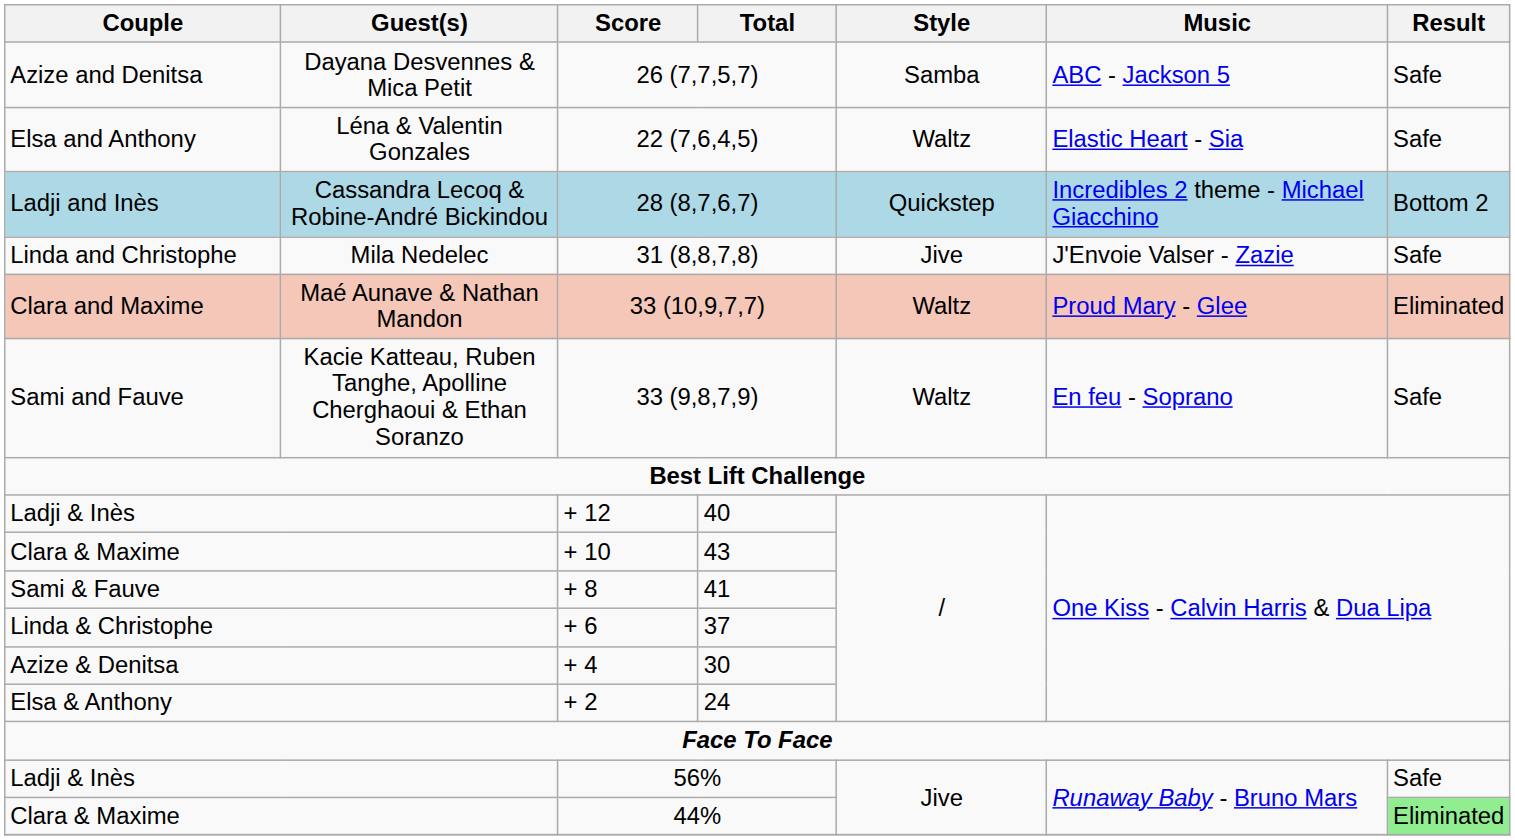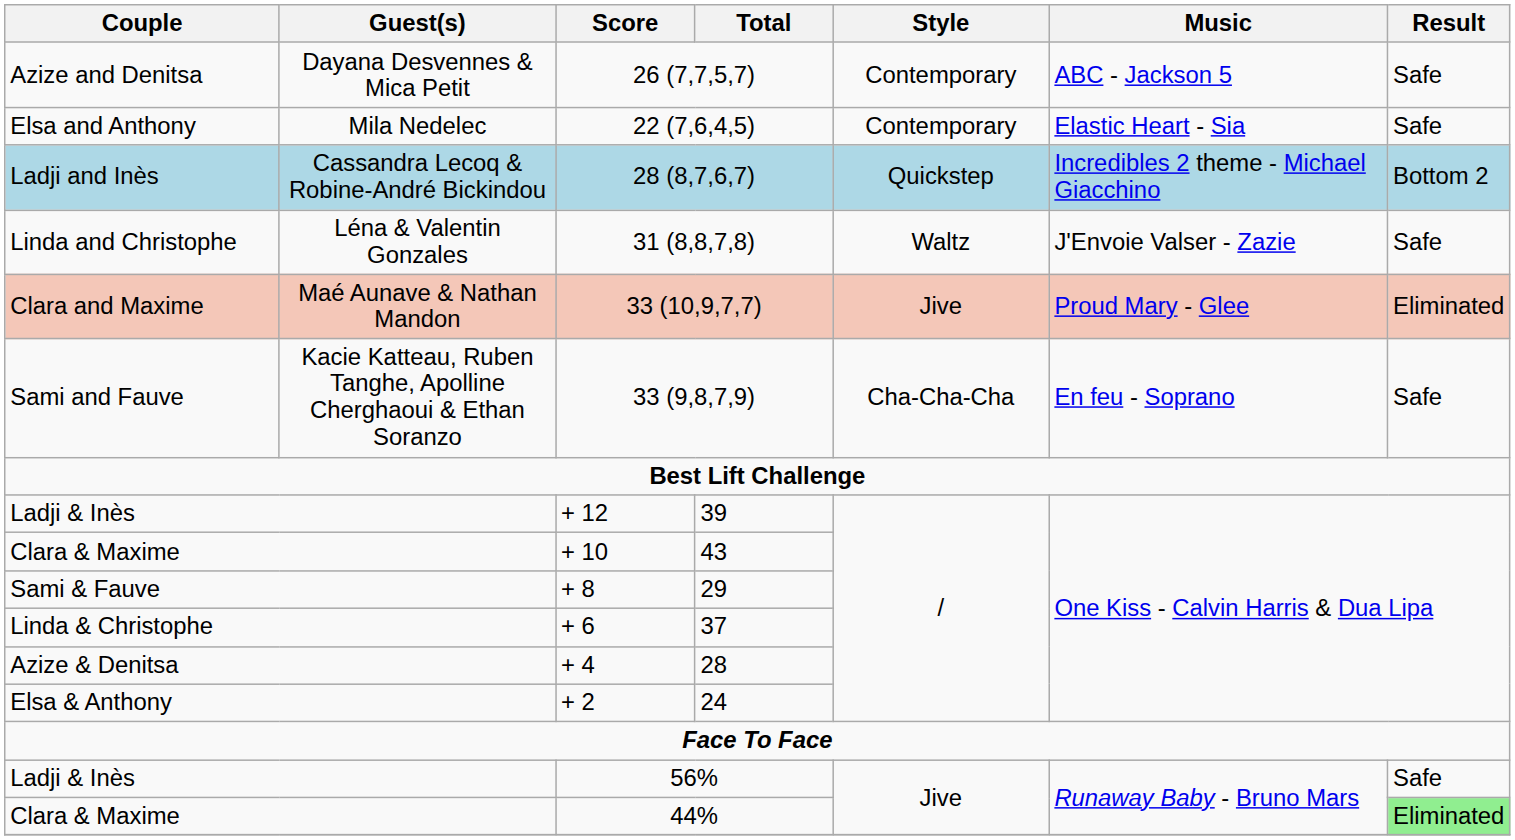(942, 74) Samba -> (941, 74) Contemporary
(419, 139) Léna & Valentin Gonzales -> (417, 125) Mila Nedelec
(942, 139) Waltz -> (941, 125) Contemporary
(419, 255) Mila Nedelec -> (417, 241) Léna & Valentin Gonzales
(942, 255) Jive -> (941, 241) Waltz
(942, 306) Waltz -> (941, 306) Jive
(942, 397) Waltz -> (941, 397) Cha-Cha-Cha
(717, 513) 40 -> (714, 513) 39
(717, 589) 41 -> (714, 589) 29
(717, 664) 30 -> (714, 664) 28
